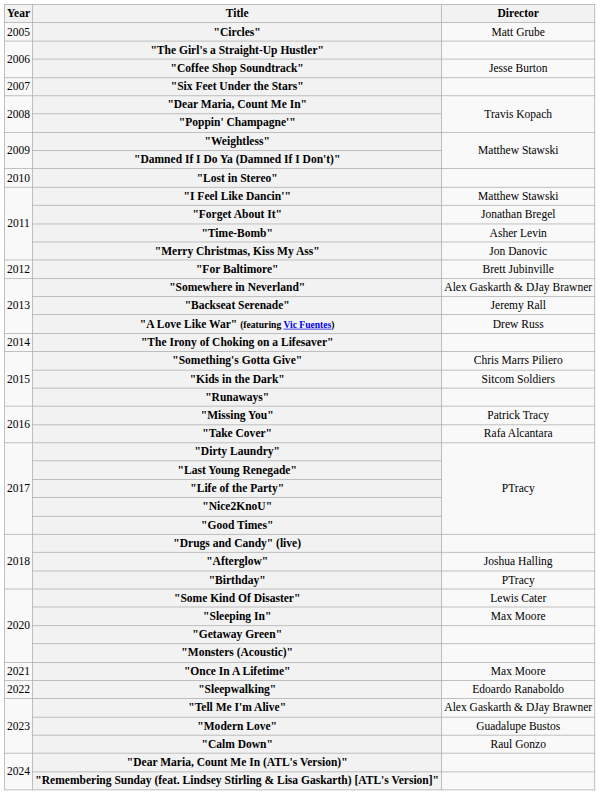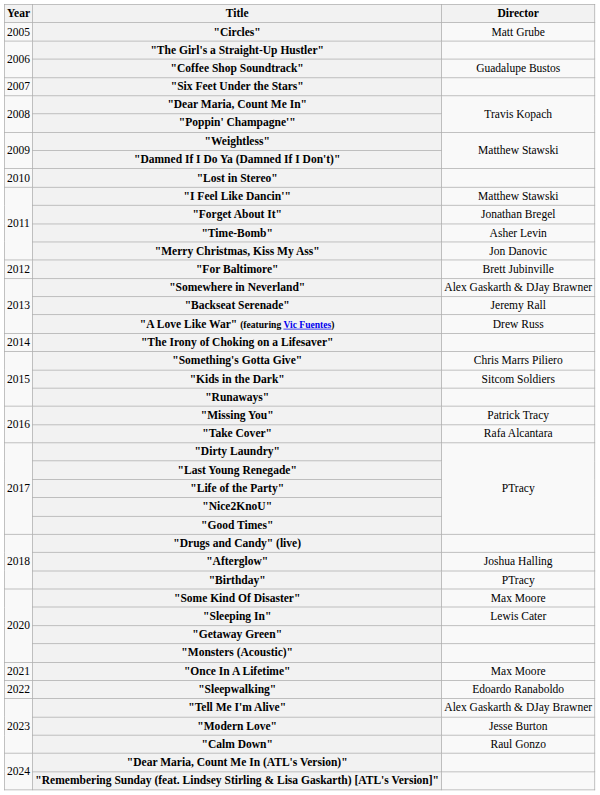(518, 68) Jesse Burton -> (518, 68) Guadalupe Bustos
(518, 598) Lewis Cater -> (518, 598) Max Moore
(518, 616) Max Moore -> (518, 616) Lewis Cater
(518, 726) Guadalupe Bustos -> (518, 726) Jesse Burton
